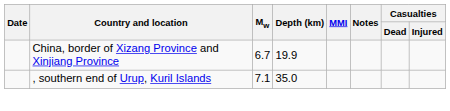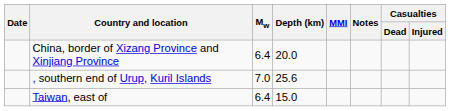(262, 55) 6.7 -> (262, 55) 6.4
(286, 55) 19.9 -> (286, 55) 20.0
(262, 79) 7.1 -> (262, 79) 7.0
(286, 79) 35.0 -> (286, 79) 25.6
+ row: (70, 97)
